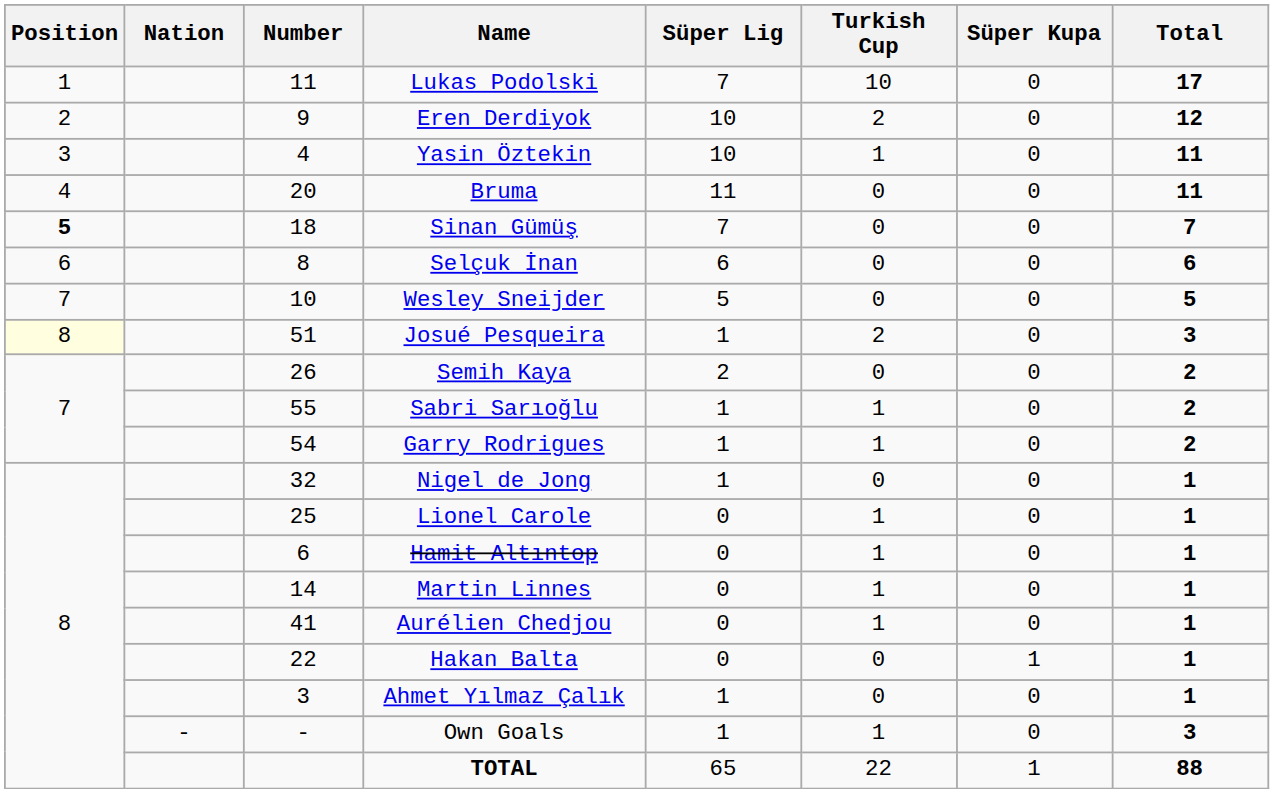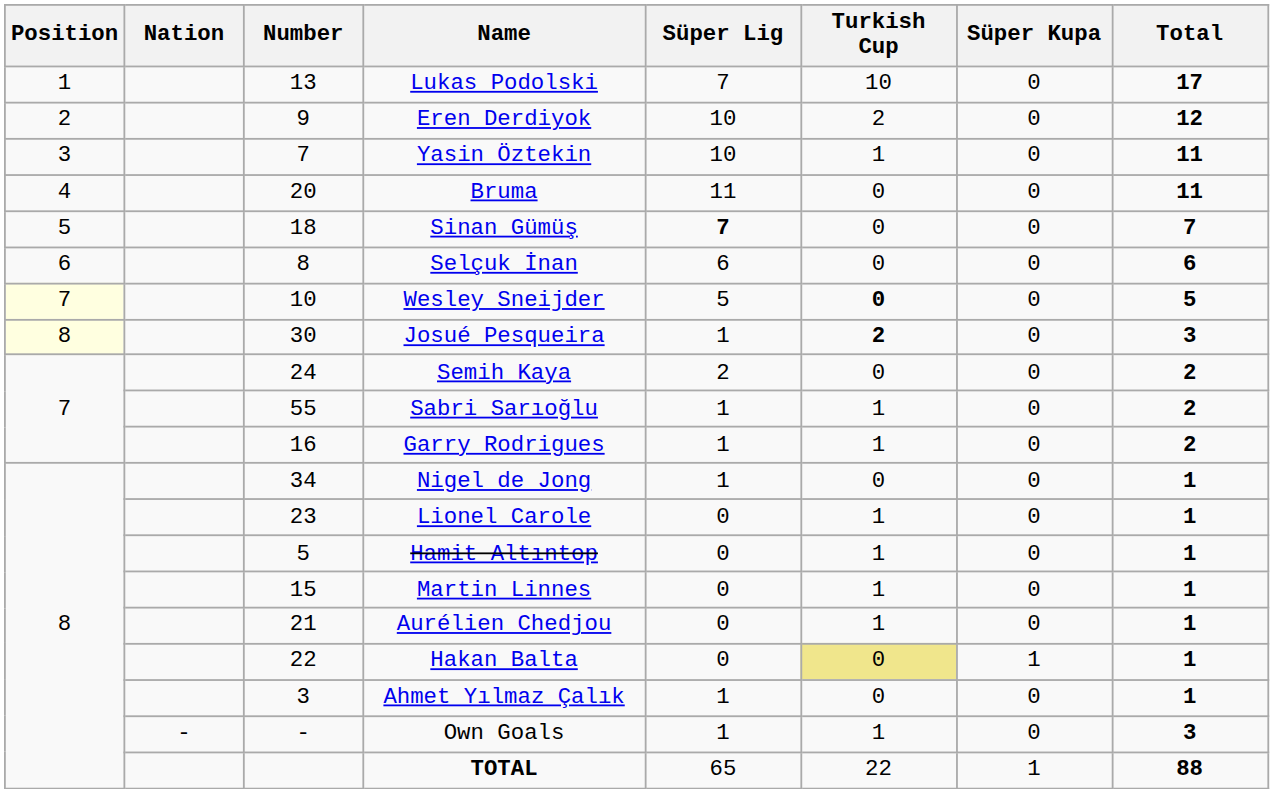(303, 85) 11 -> (303, 85) 13
(303, 157) 4 -> (303, 157) 7
(65, 229) bold -> (65, 229) normal
(723, 229) normal -> (723, 229) bold
(65, 301) no background -> (65, 301) lightyellow background
(878, 301) normal -> (878, 301) bold
(303, 337) 51 -> (303, 337) 30
(878, 337) normal -> (878, 337) bold
(303, 373) 26 -> (303, 373) 24
(303, 446) 54 -> (303, 446) 16
(303, 482) 32 -> (303, 482) 34
(303, 518) 25 -> (303, 518) 23
(303, 554) 6 -> (303, 554) 5
(303, 590) 14 -> (303, 590) 15
(303, 626) 41 -> (303, 626) 21
(878, 662) no background -> (878, 662) khaki background
